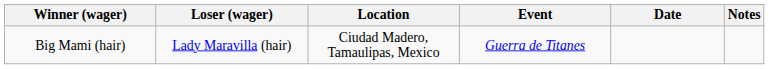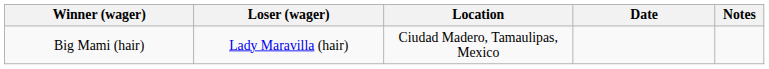- column: (535, 15)
